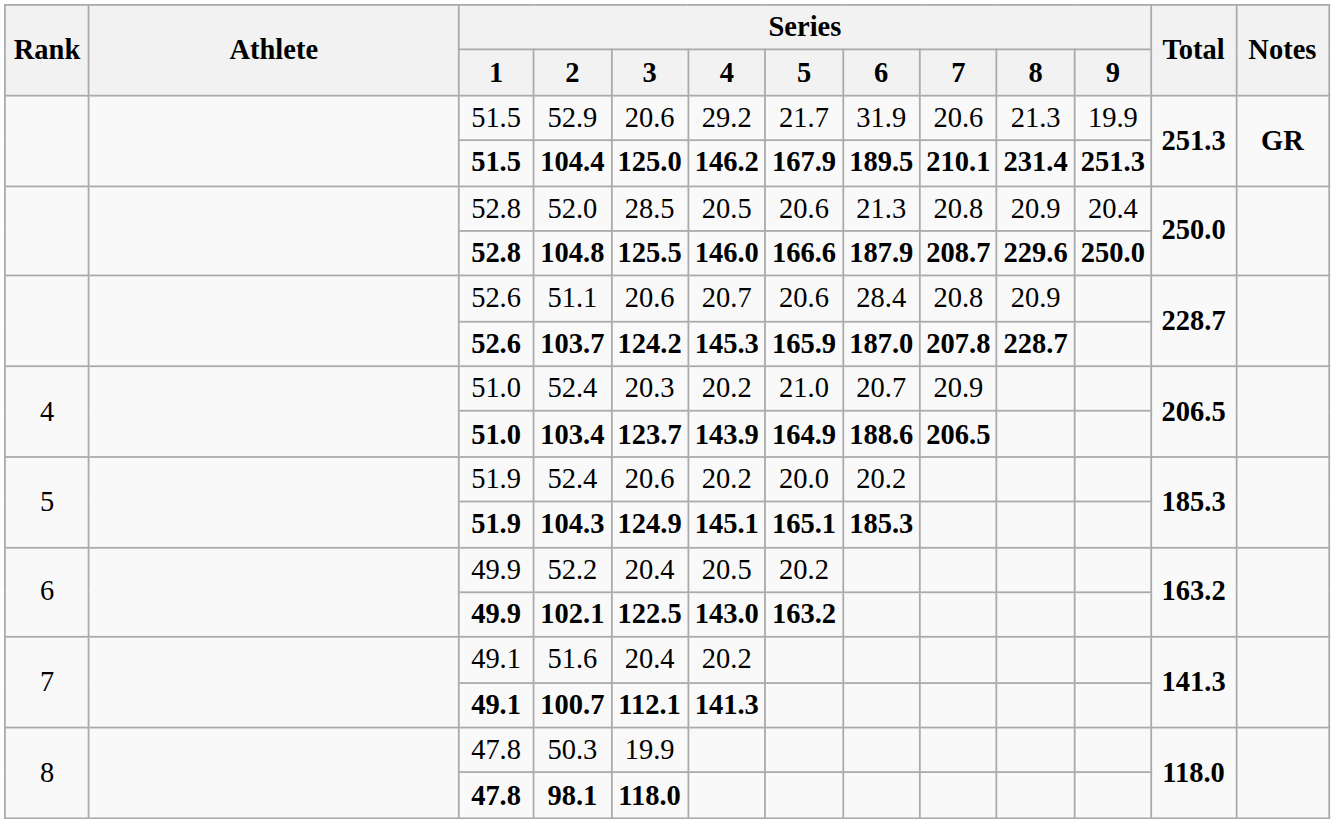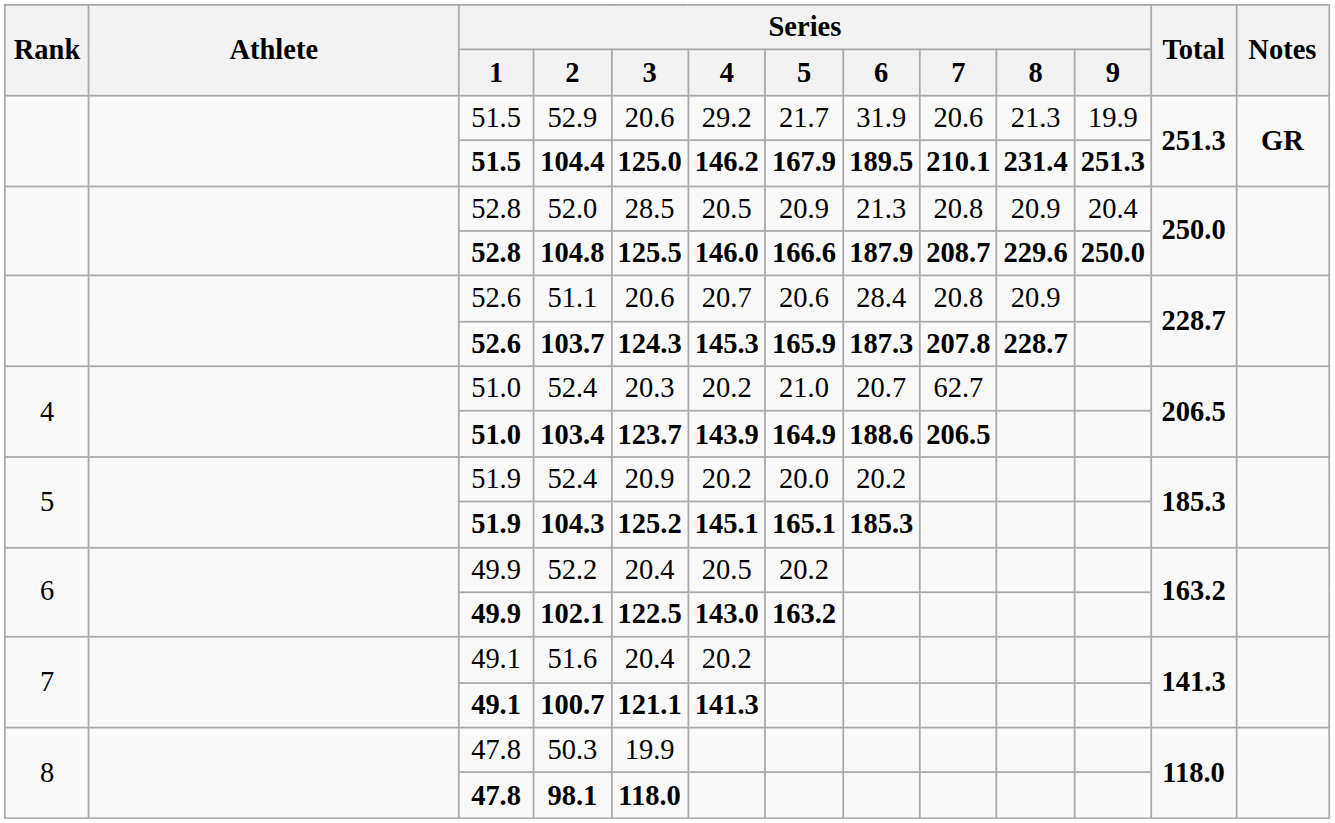(804, 207) 20.6 -> (804, 207) 20.9
(650, 343) 124.2 -> (650, 343) 124.3
(881, 343) 187.0 -> (881, 343) 187.3
(958, 388) 20.9 -> (958, 388) 62.7
(650, 478) 20.6 -> (650, 478) 20.9
(650, 523) 124.9 -> (650, 523) 125.2
(650, 704) 112.1 -> (650, 704) 121.1
